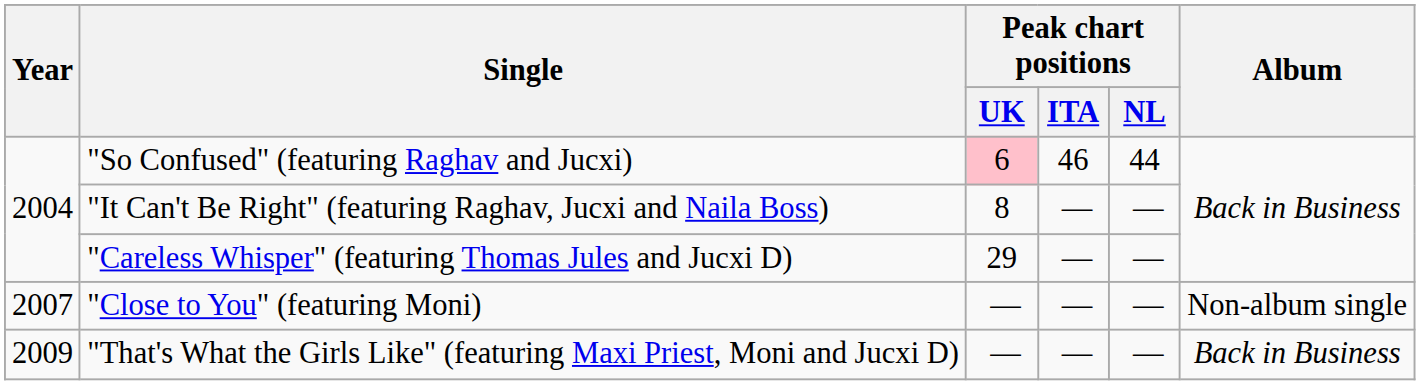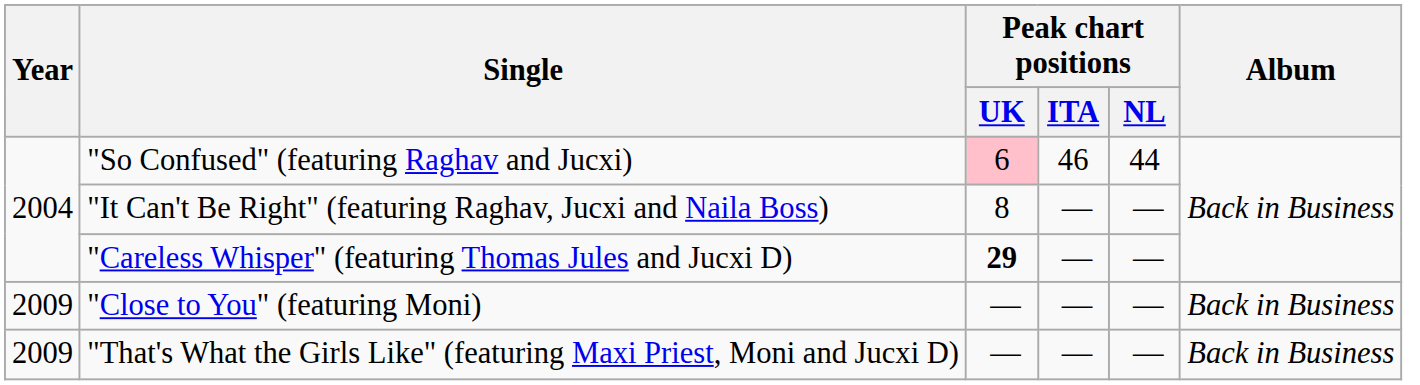(1002, 256) normal -> (1002, 256) bold
(43, 305) 2007 -> (43, 305) 2009
(1297, 305) Non-album single -> (1291, 305) Back in Business
